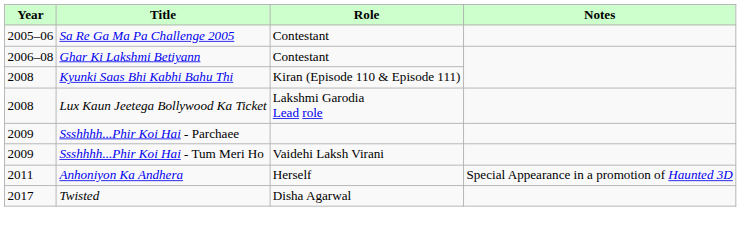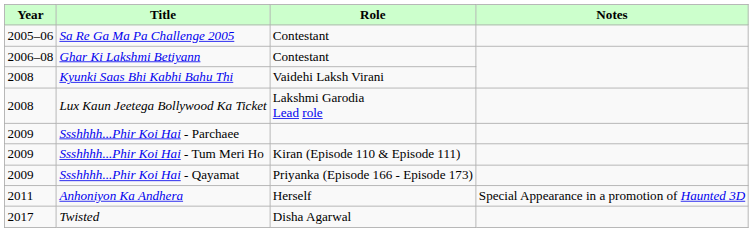(367, 77) Kiran (Episode 110 & Episode 111) -> (328, 77) Vaidehi Laksh Virani
(328, 154) Vaidehi Laksh Virani -> (367, 154) Kiran (Episode 110 & Episode 111)
+ row: (149, 175)
